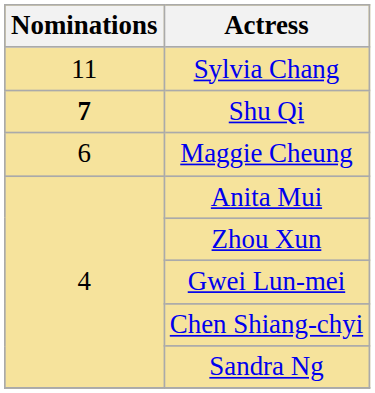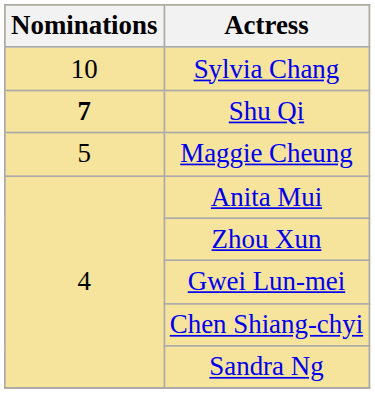(84, 68) 11 -> (84, 68) 10
(84, 153) 6 -> (84, 153) 5
